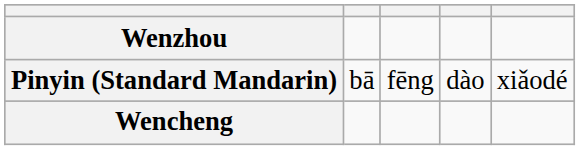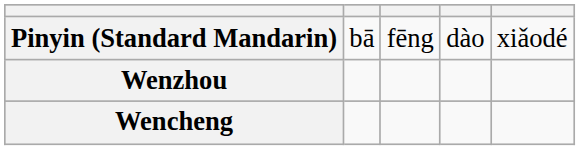rows swapped: (174, 79) <-> (174, 37)
